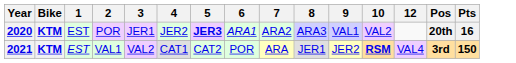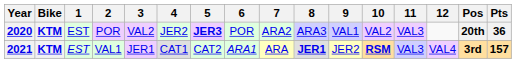+ column: (410, 13)
(141, 31) JER1 -> (141, 31) VAL2
(242, 31) ARA1 -> (242, 31) POR
(467, 31) 16 -> (499, 31) 36
(141, 49) VAL2 -> (141, 49) JER1
(242, 49) POR -> (242, 49) ARA1
(312, 49) normal -> (312, 49) bold
(467, 49) 150 -> (499, 49) 157
